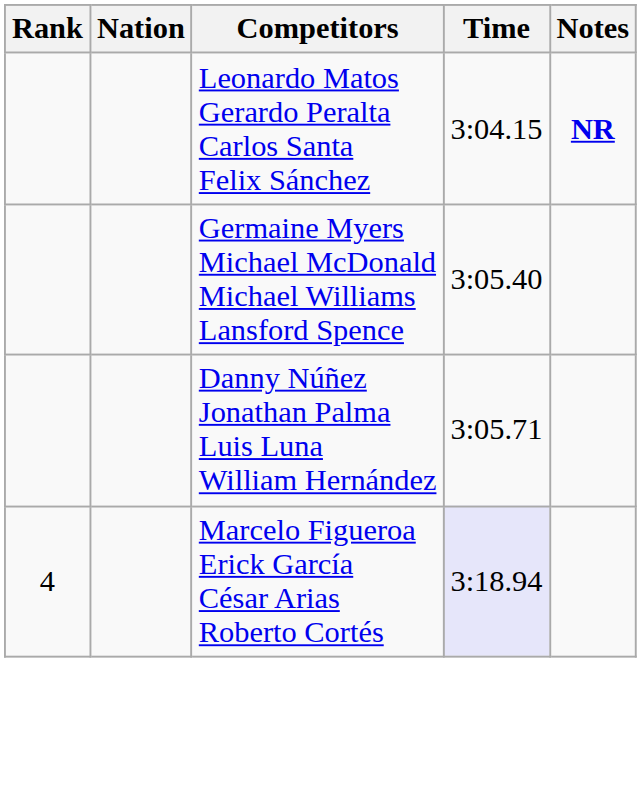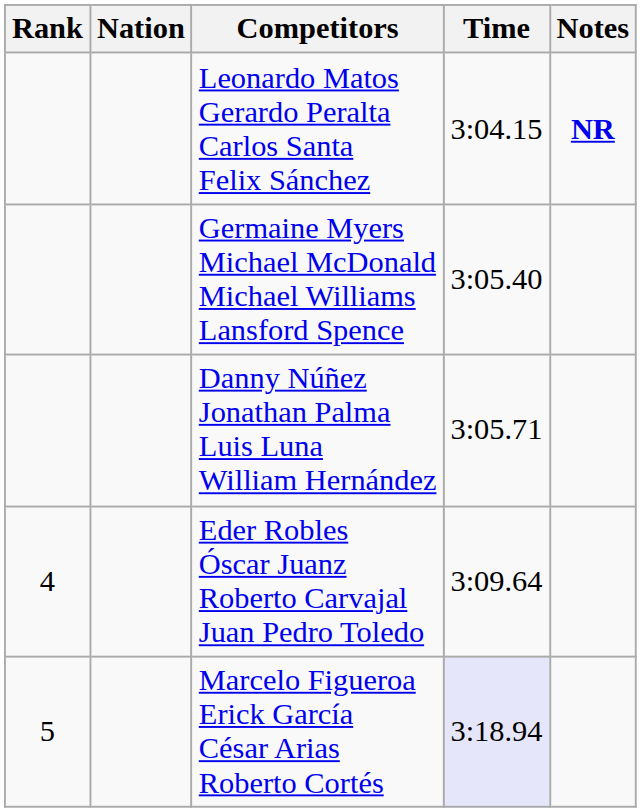+ row: (311, 580)
(47, 580) 4 -> (47, 731) 5
